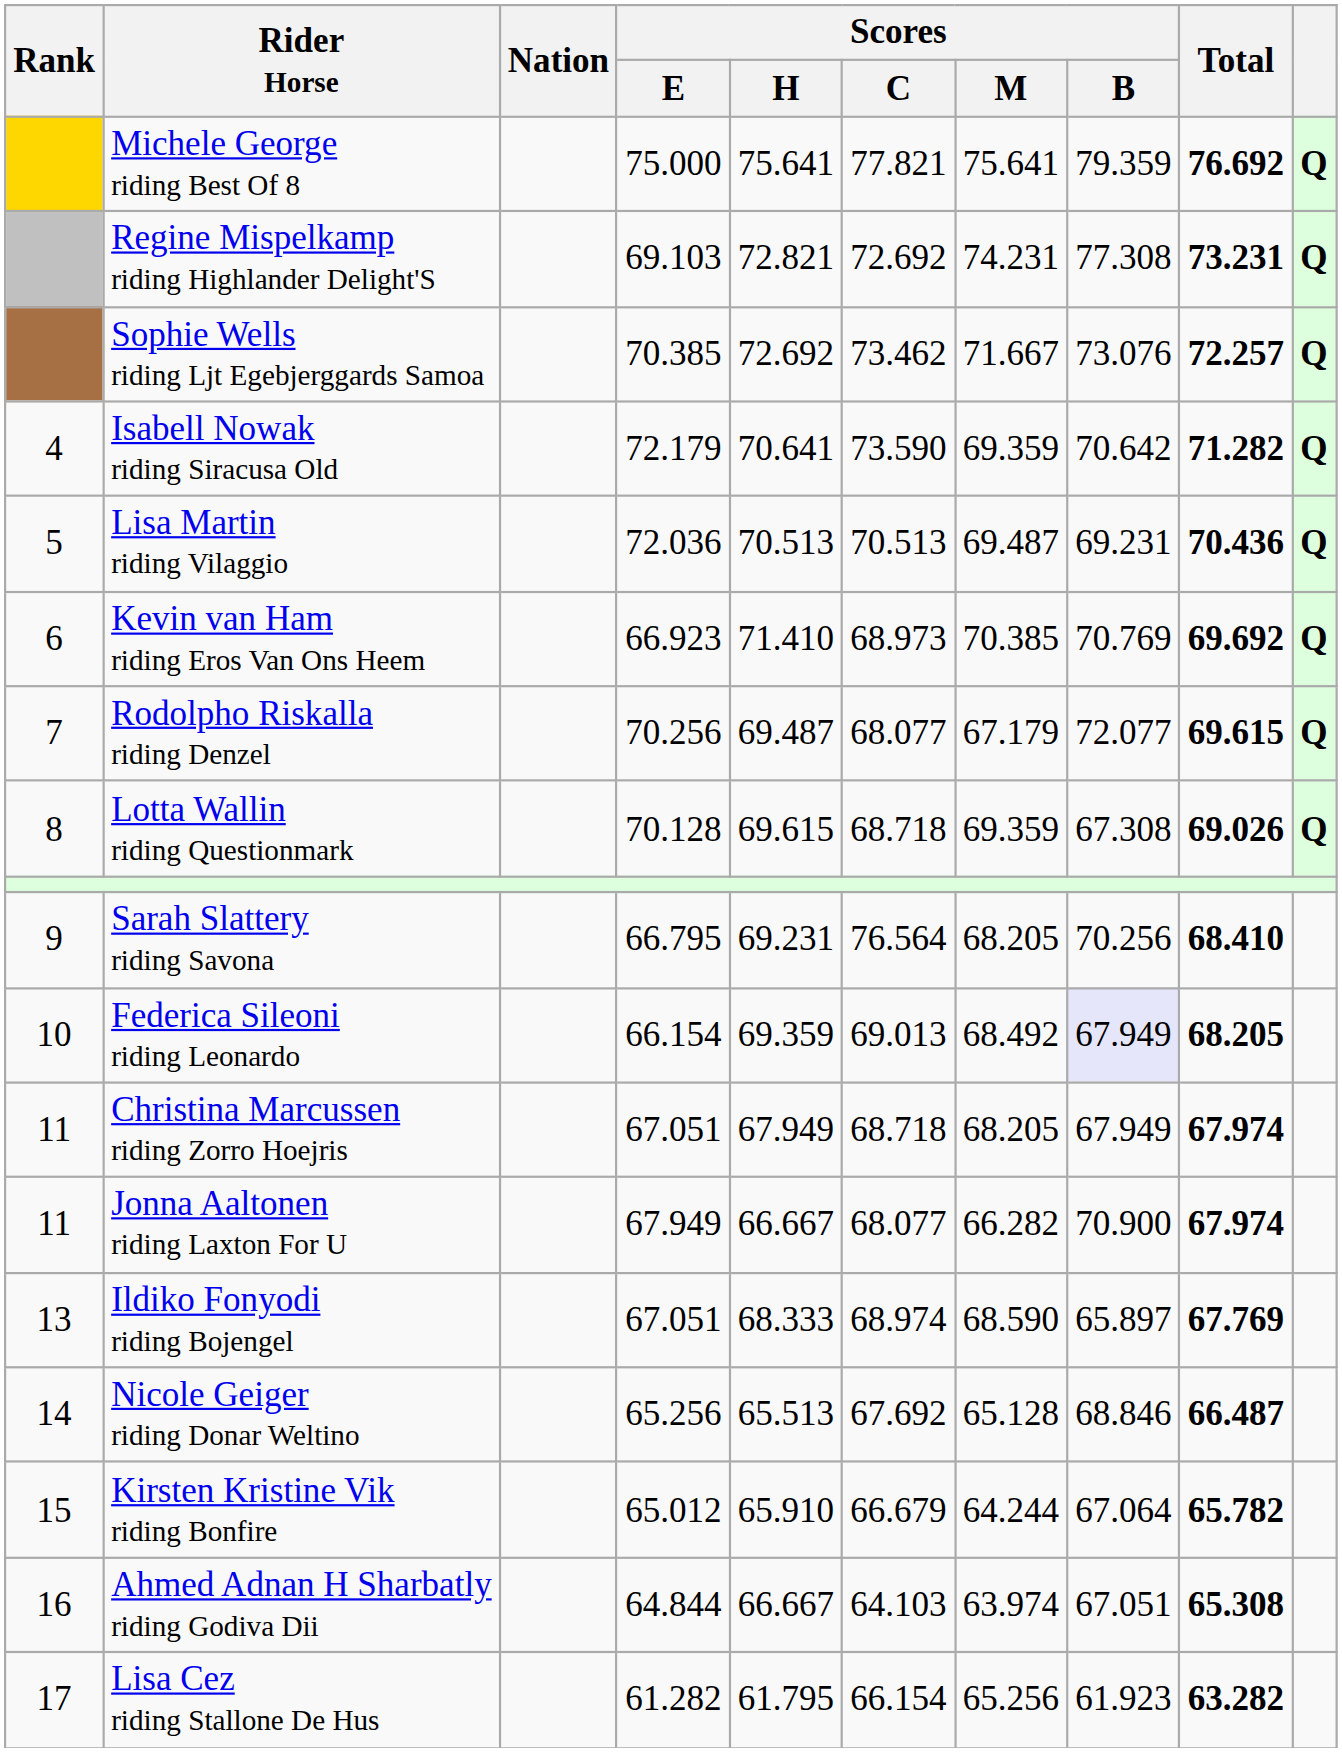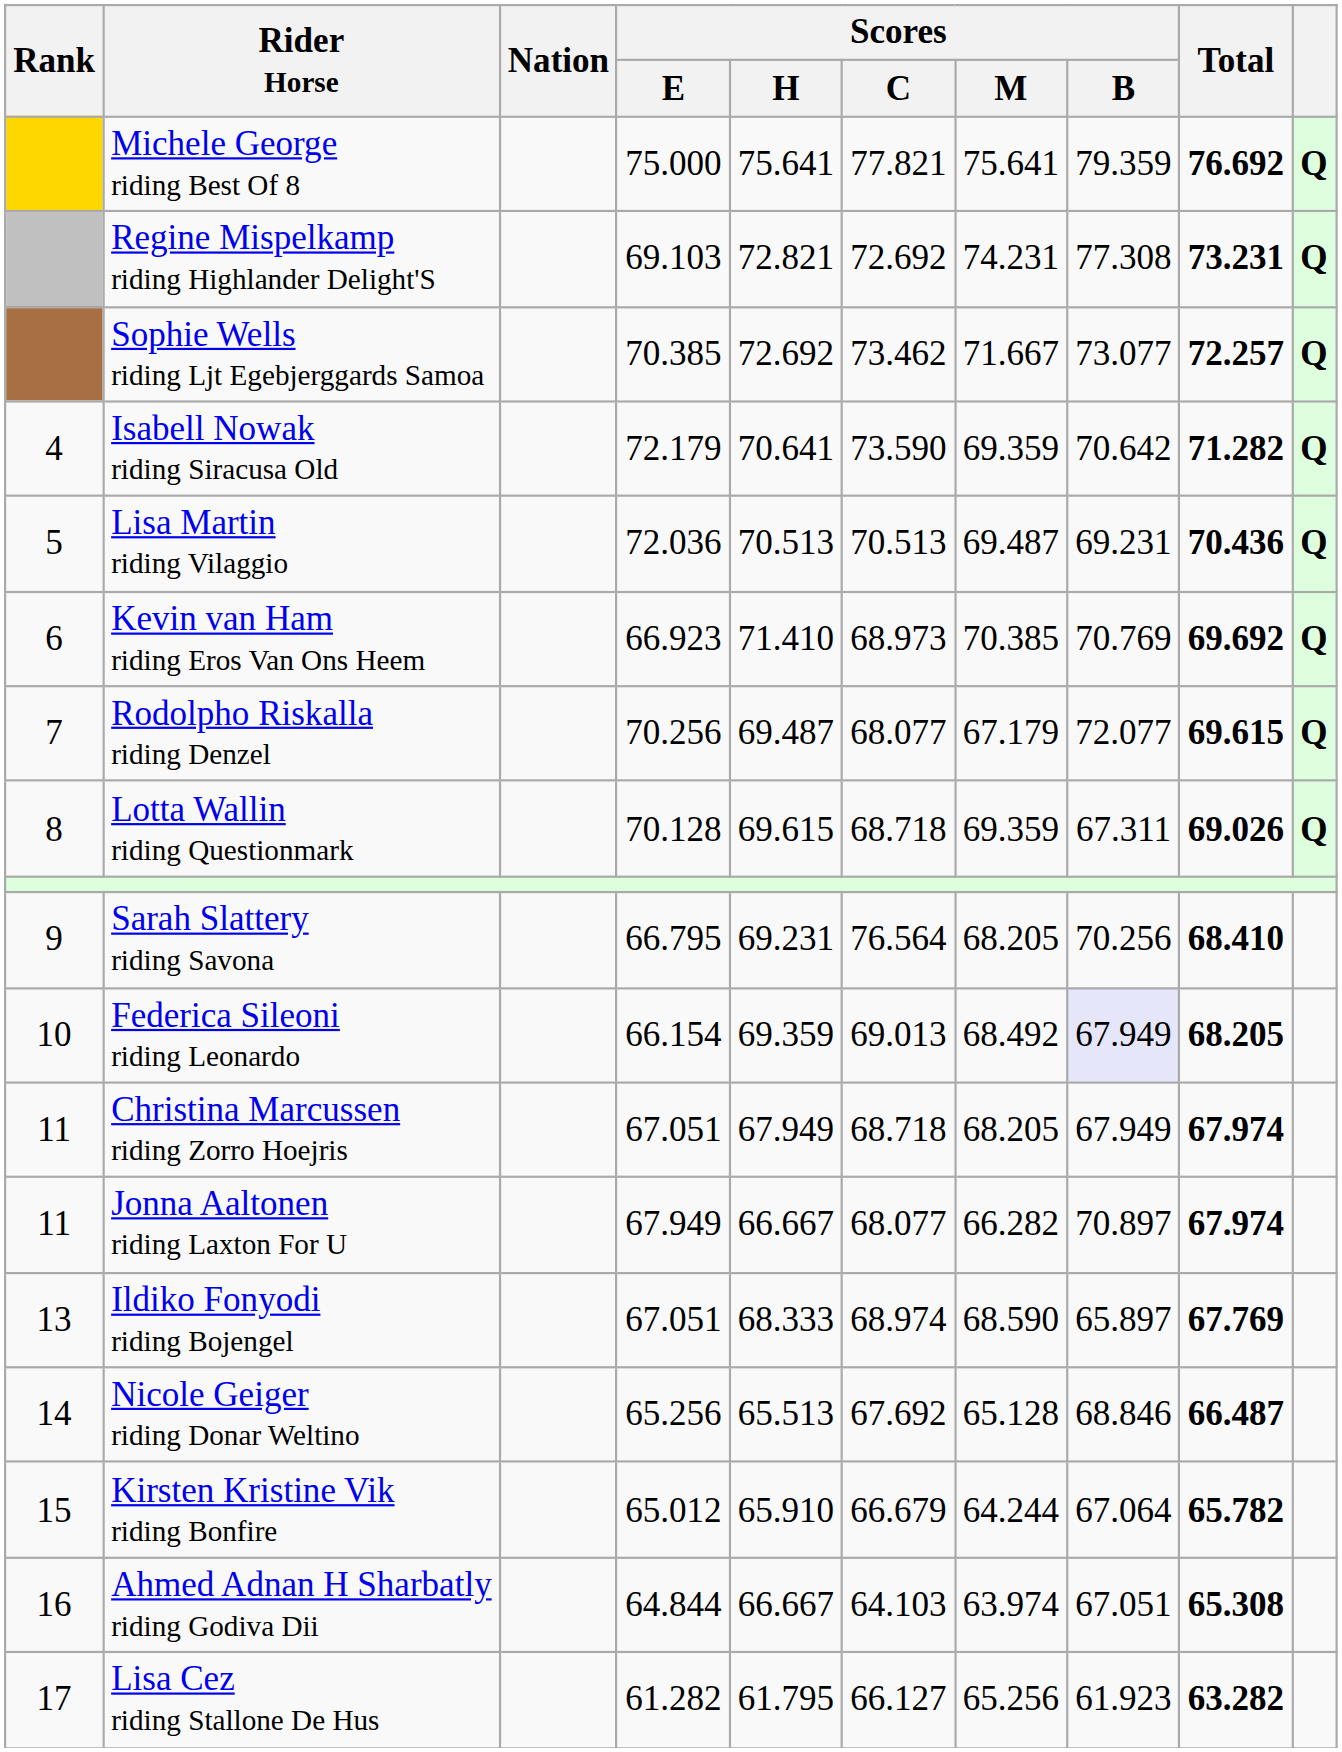(1123, 353) 73.076 -> (1123, 353) 73.077
(1123, 828) 67.308 -> (1123, 828) 67.311
(1123, 1224) 70.900 -> (1123, 1224) 70.897
(898, 1699) 66.154 -> (898, 1699) 66.127
